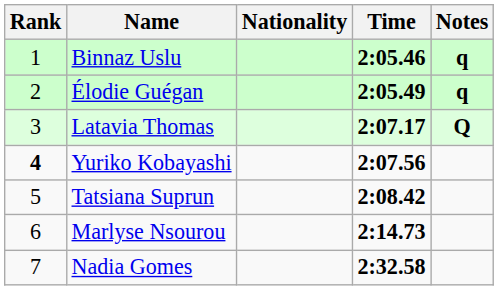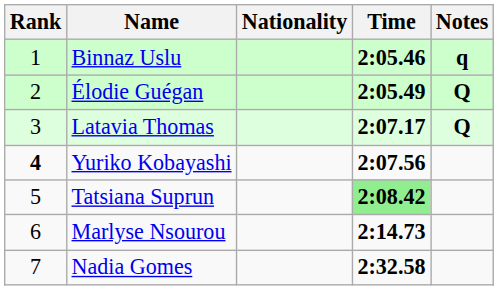(462, 92) q -> (462, 92) Q
(391, 197) no background -> (391, 197) lightgreen background
